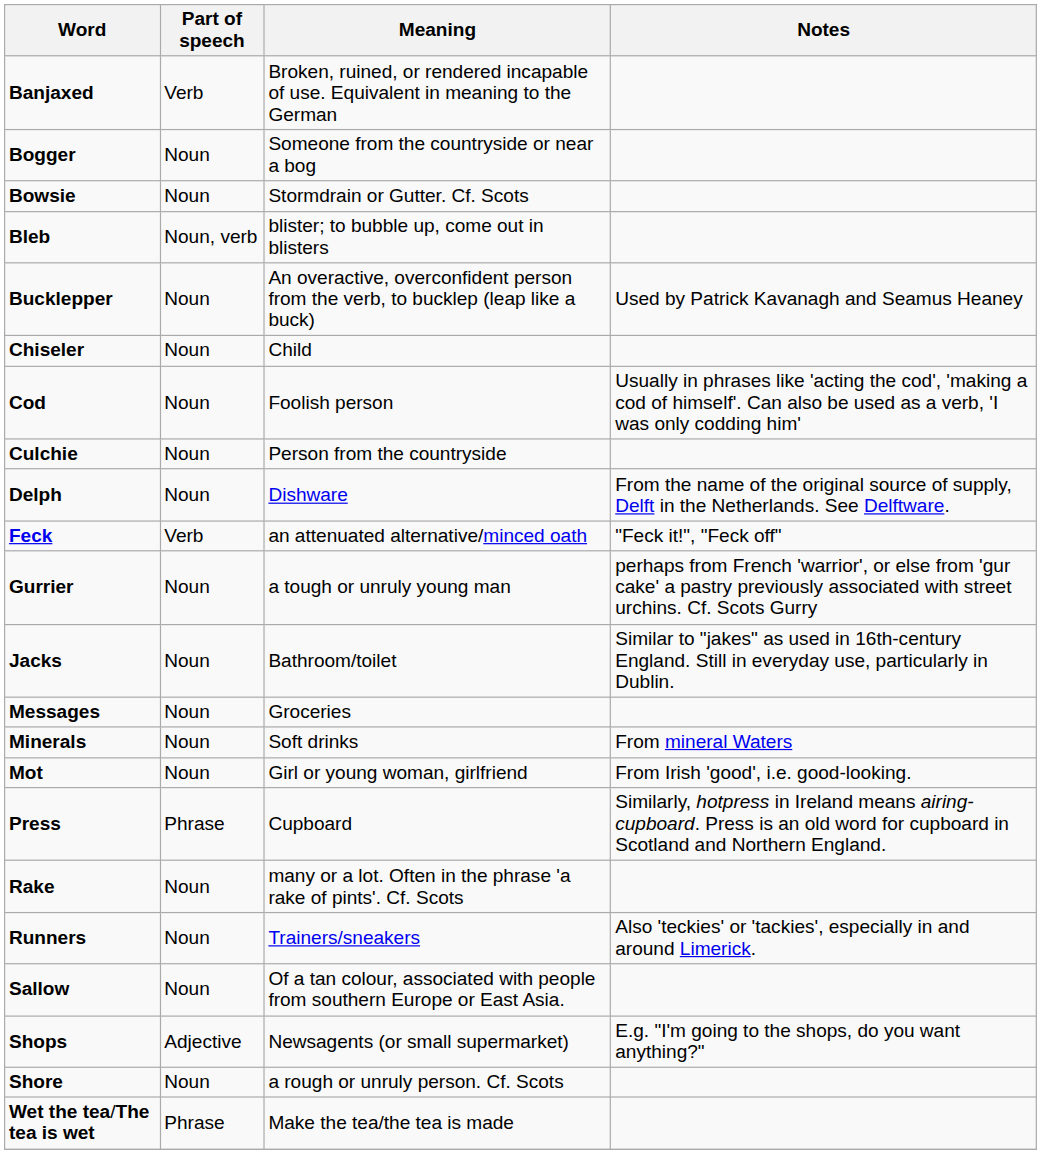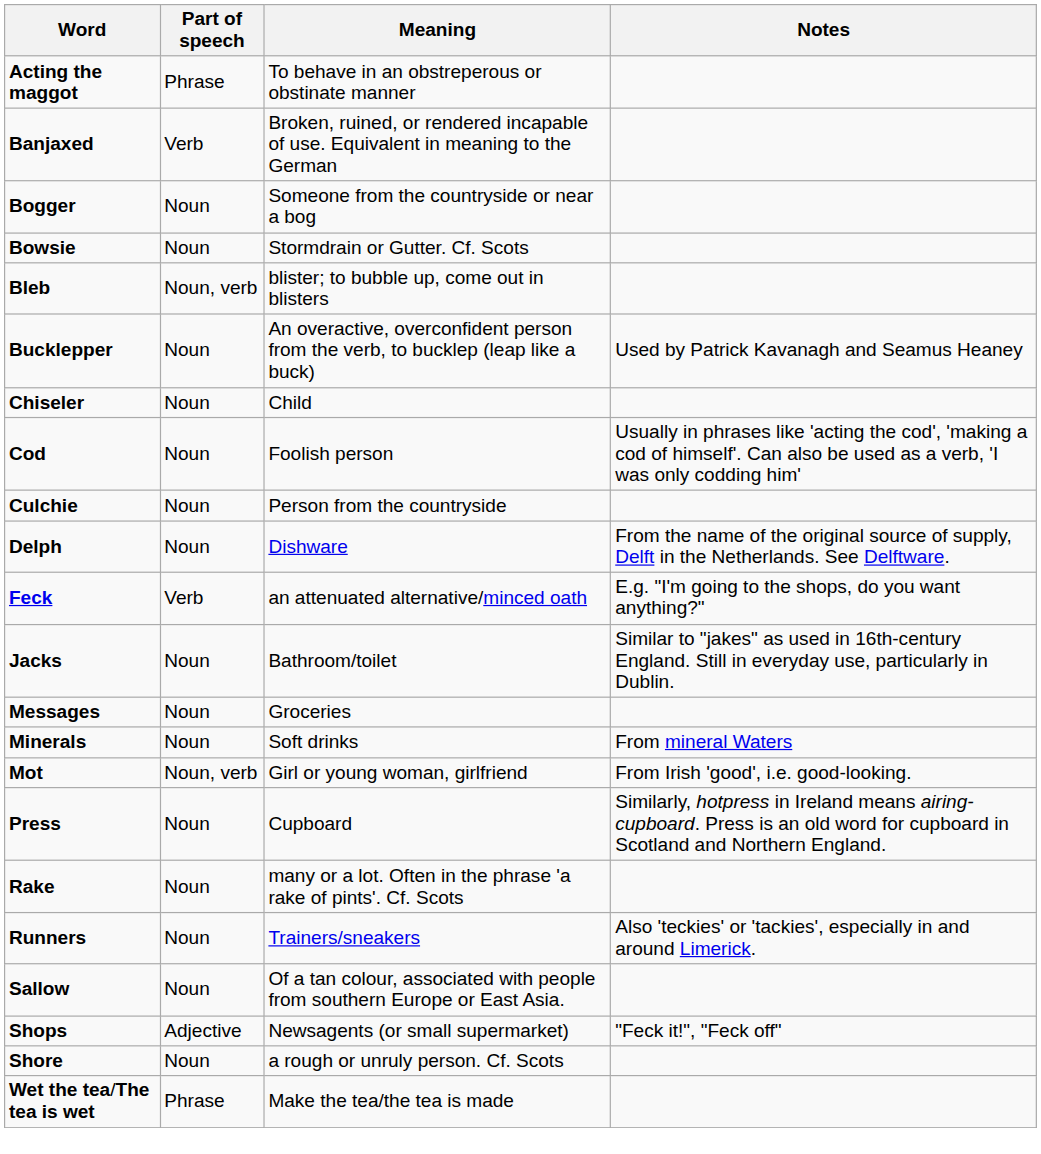+ row: (56, 81)
(698, 535) "Feck it!", "Feck off" -> (788, 598) E.g. "I'm going to the shops, do you want anything?"
- row: (41, 587)
(187, 772) Noun -> (211, 772) Noun, verb
(194, 824) Phrase -> (187, 824) Noun
(788, 1041) E.g. "I'm going to the shops, do you want anything?" -> (698, 1030) "Feck it!", "Feck off"
